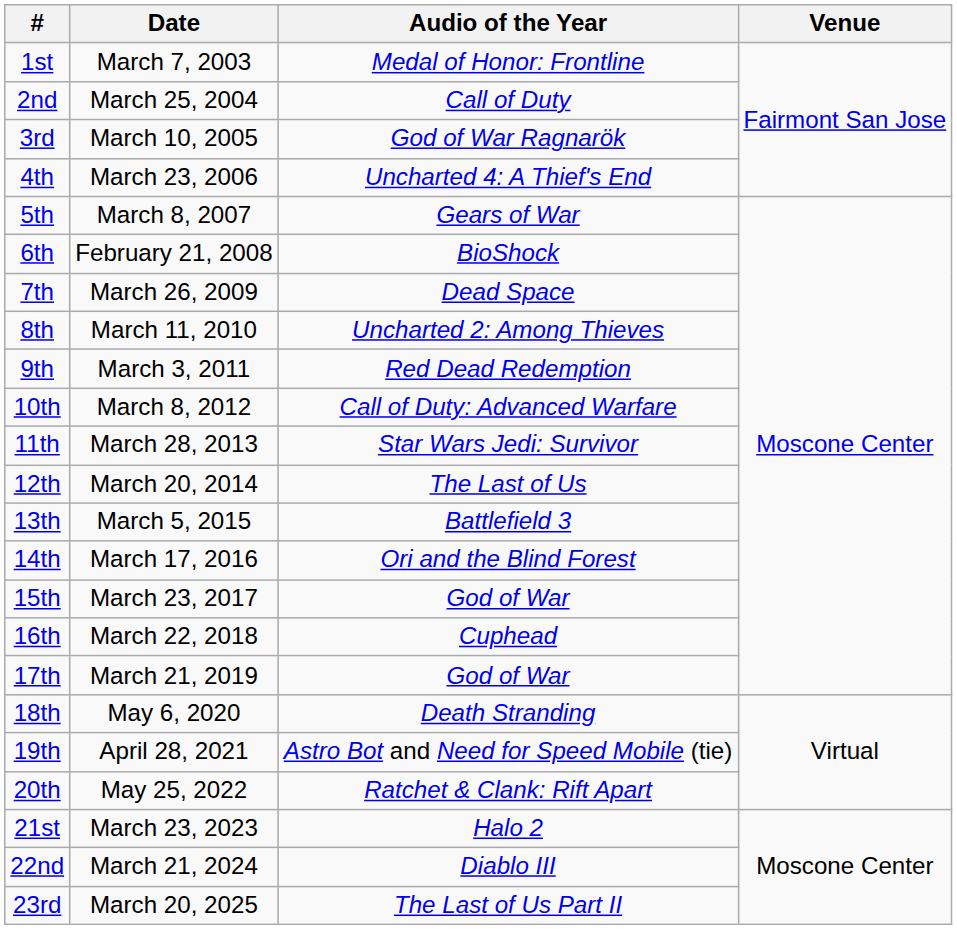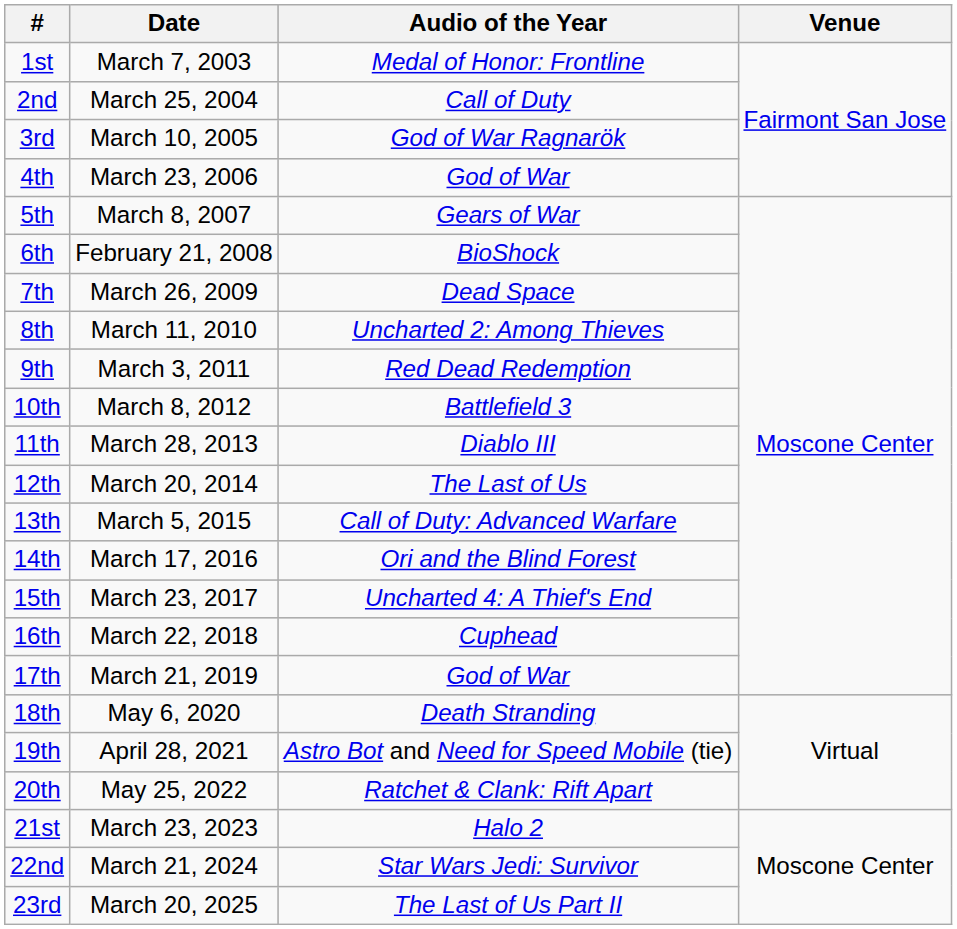(508, 176) Uncharted 4: A Thief's End -> (508, 176) God of War
(508, 406) Call of Duty: Advanced Warfare -> (508, 406) Battlefield 3
(508, 445) Star Wars Jedi: Survivor -> (508, 445) Diablo III
(508, 521) Battlefield 3 -> (508, 521) Call of Duty: Advanced Warfare
(508, 598) God of War -> (508, 598) Uncharted 4: A Thief's End
(508, 866) Diablo III -> (508, 866) Star Wars Jedi: Survivor
